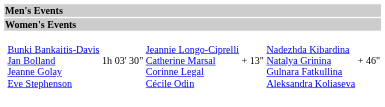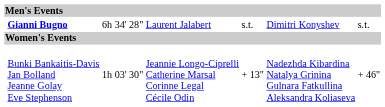+ row: (38, 24)
